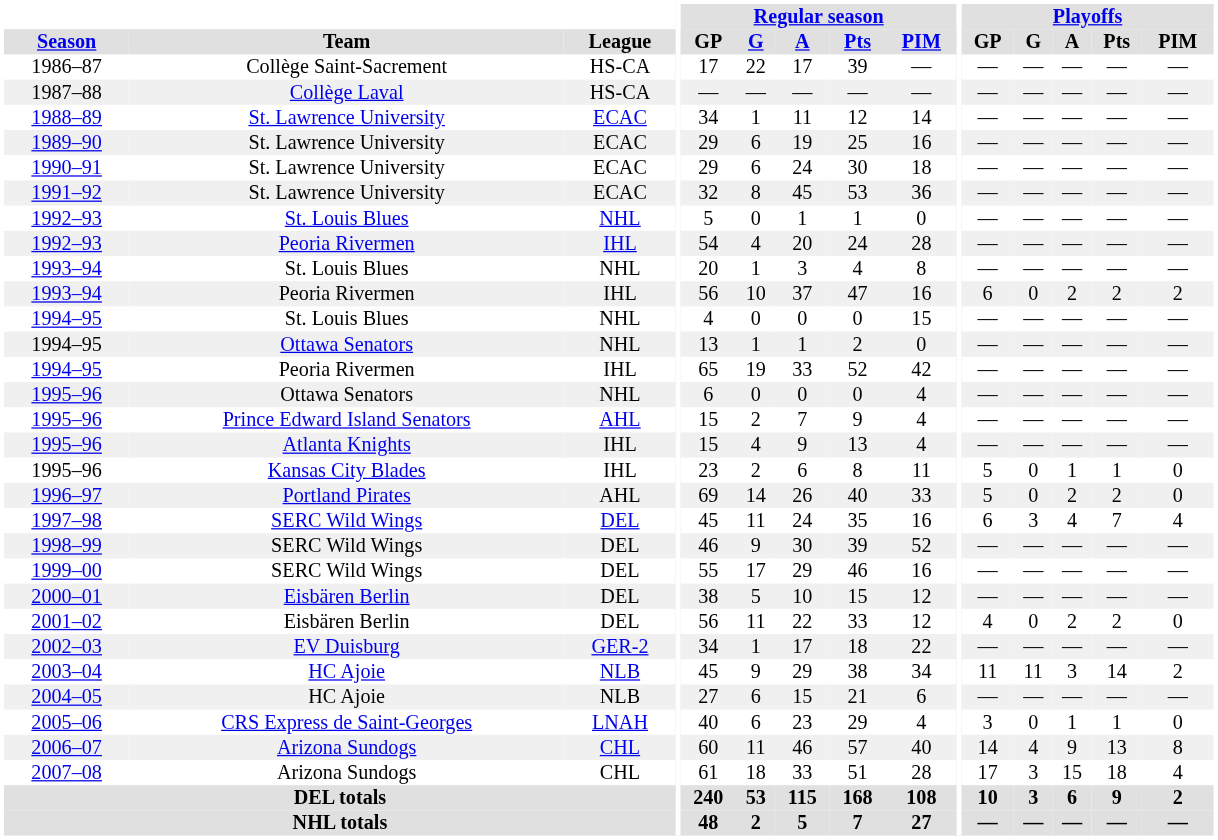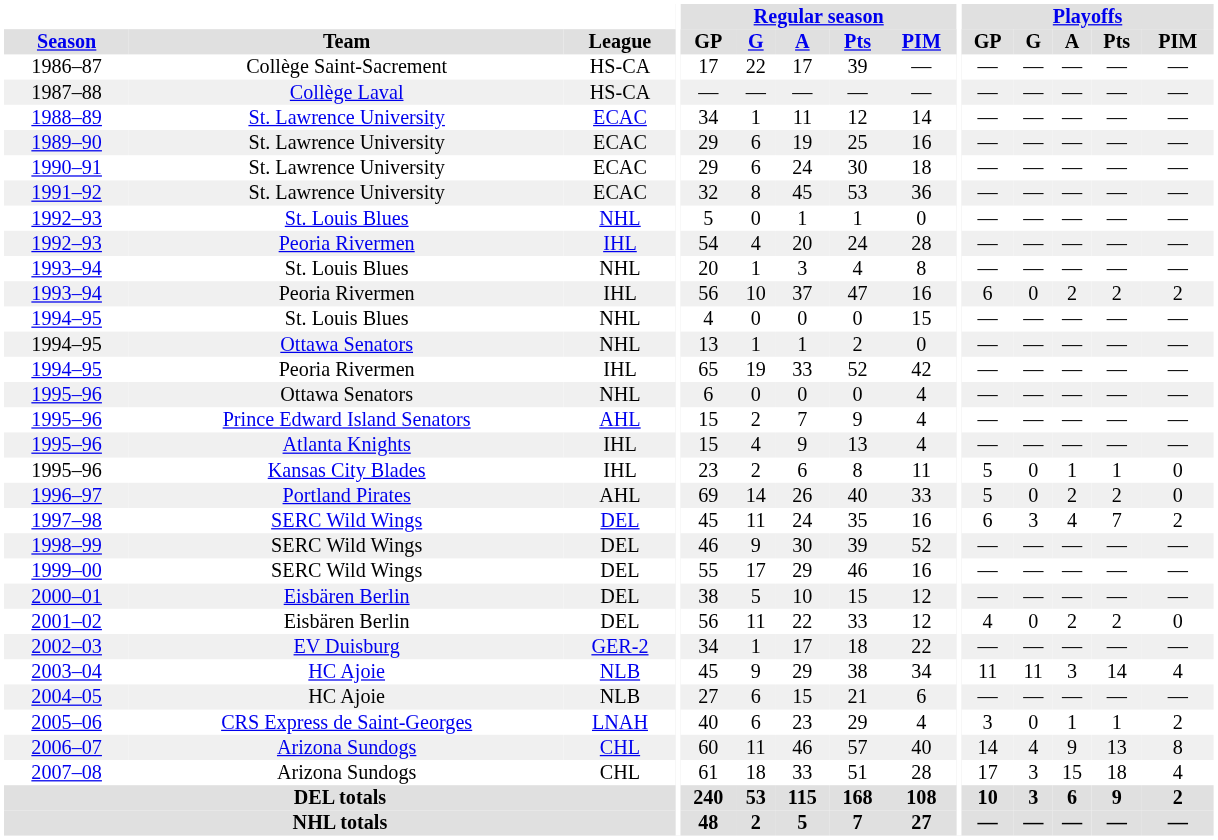(1178, 520) 4 -> (1178, 520) 2
(1178, 671) 2 -> (1178, 671) 4
(1178, 722) 0 -> (1178, 722) 2
